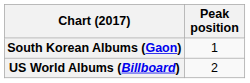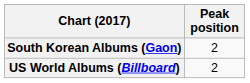(215, 48) 1 -> (215, 48) 2
